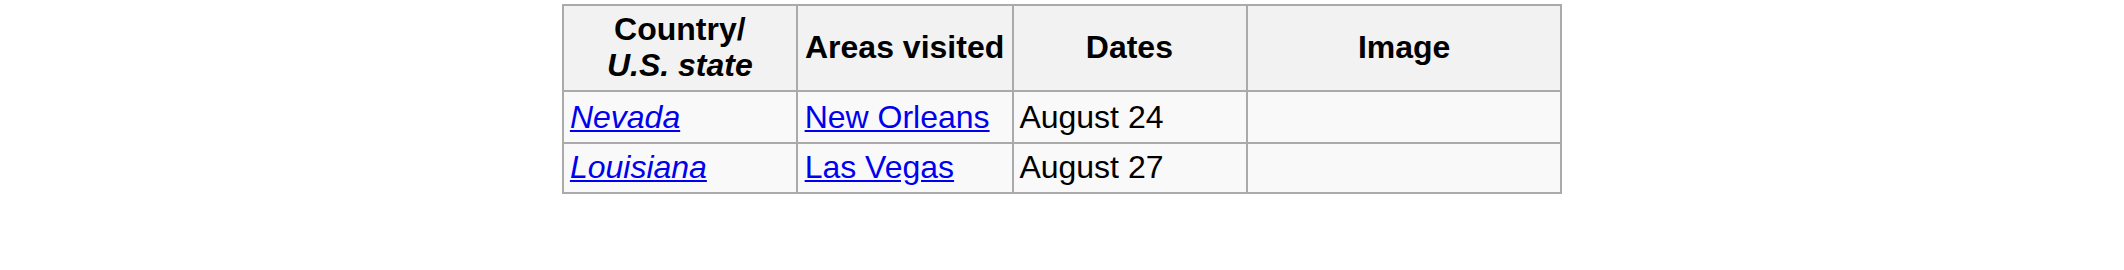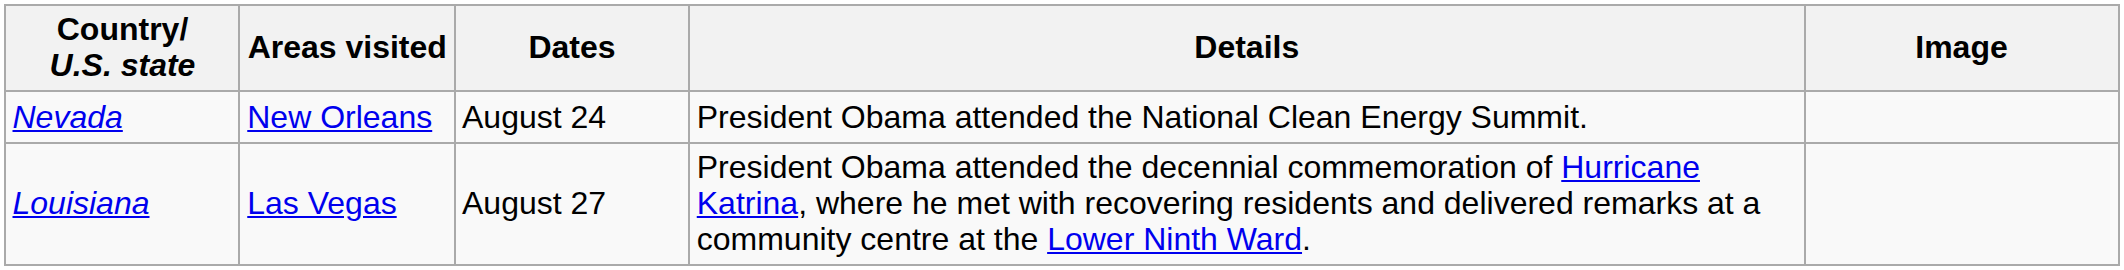+ column: (1247, 47)
